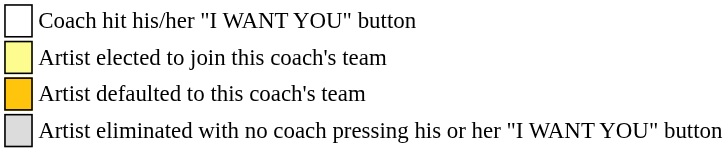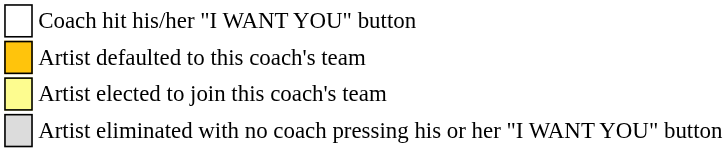rows swapped: (202, 93) <-> (212, 57)
